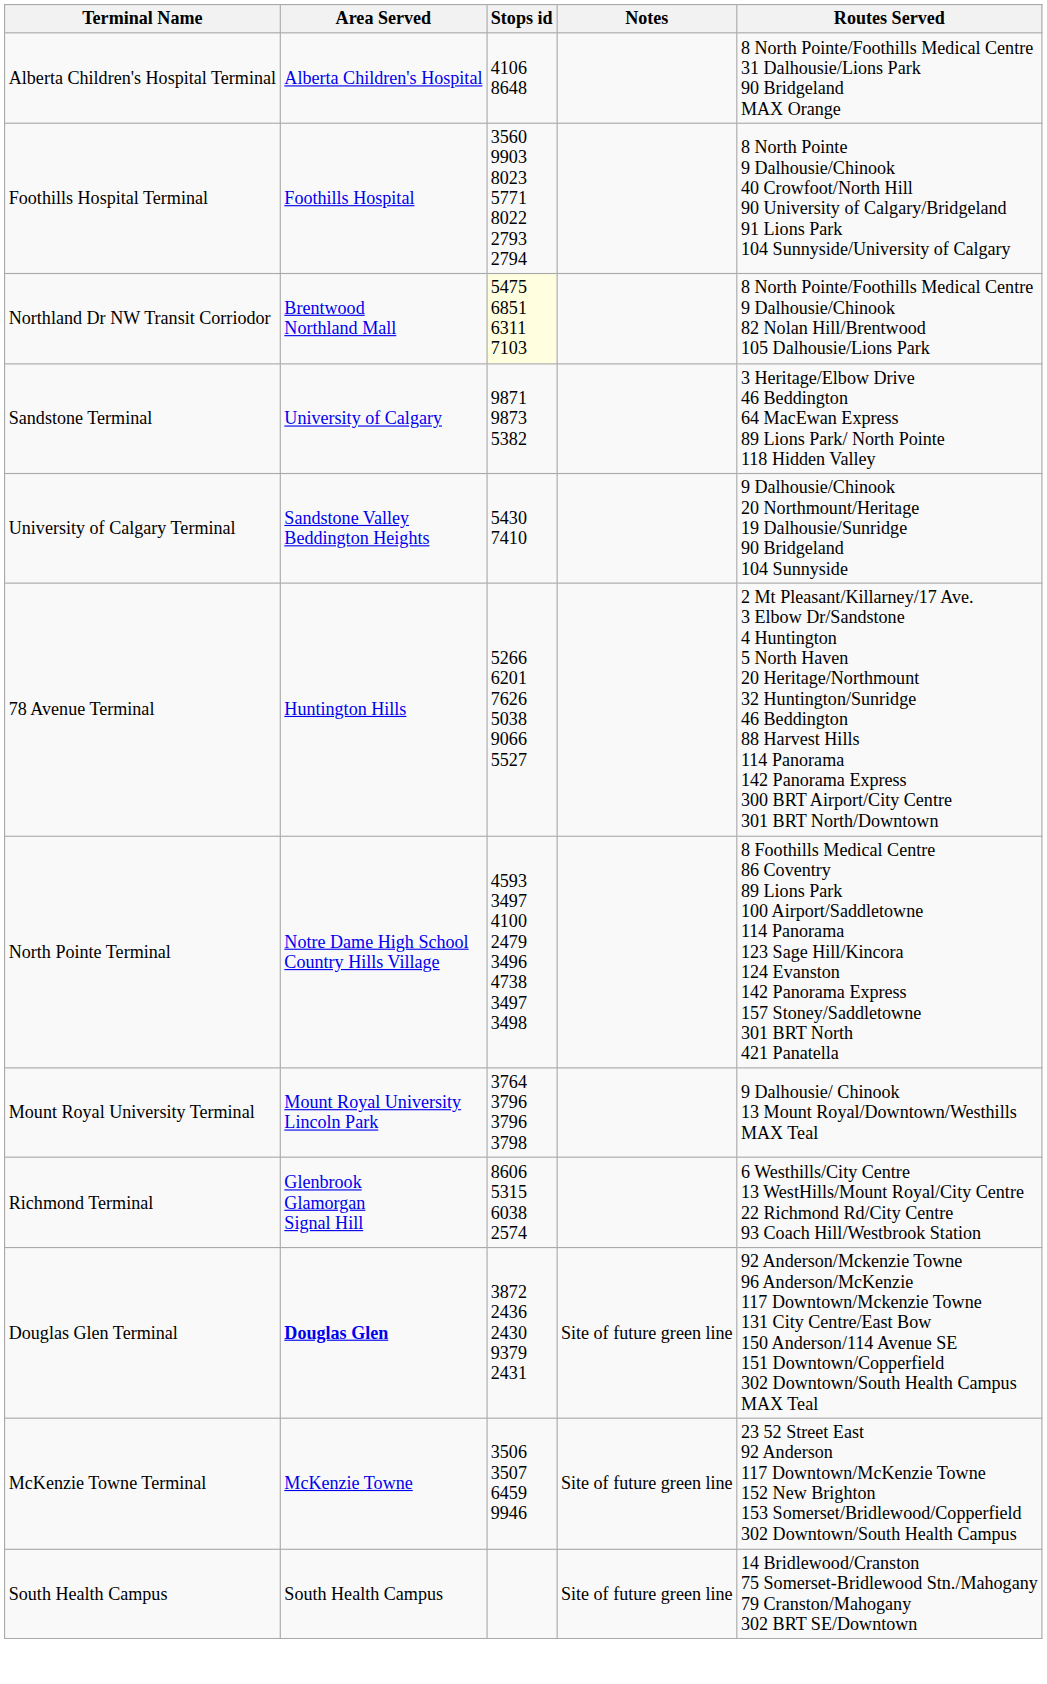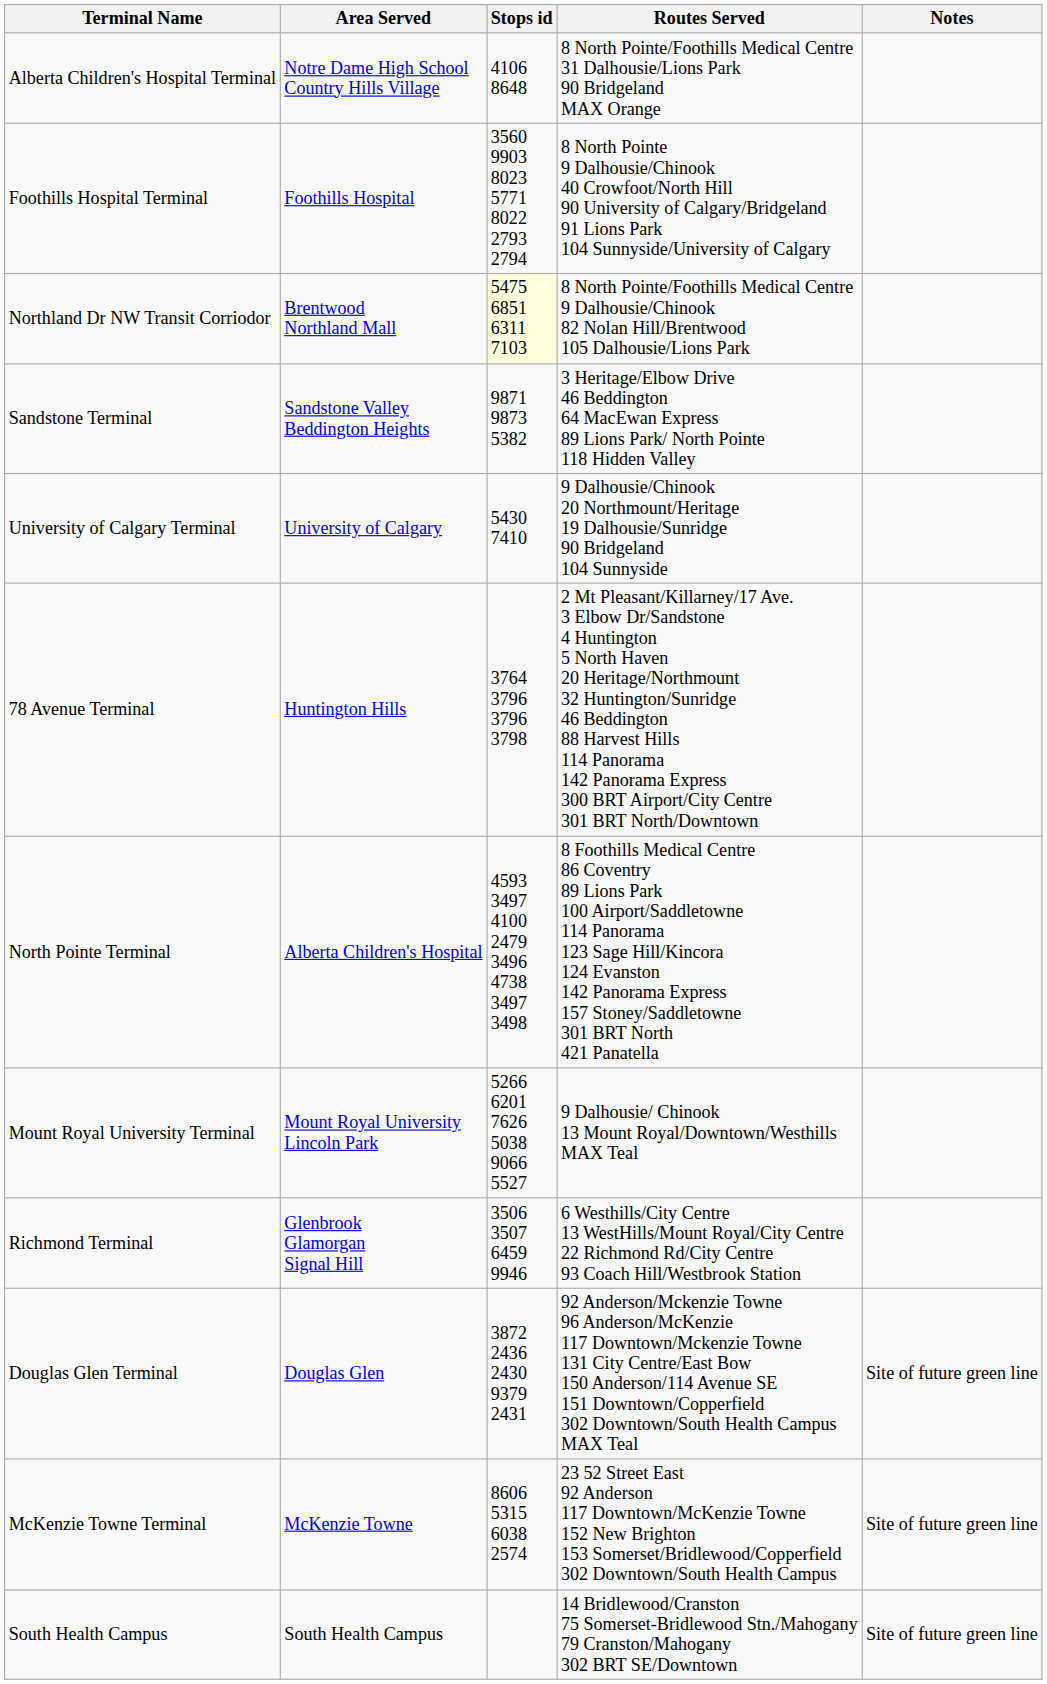columns swapped: (889, 18) <-> (647, 18)
(383, 78) Alberta Children's Hospital -> (376, 78) Notre Dame High School Country Hills Village
(363, 418) University of Calgary -> (357, 418) Sandstone Valley Beddington Heights
(357, 528) Sandstone Valley Beddington Heights -> (363, 528) University of Calgary
(509, 709) 5266 6201 7626 5038 9066 5527 -> (509, 709) 3764 3796 3796 3798
(376, 951) Notre Dame High School Country Hills Village -> (383, 951) Alberta Children's Hospital
(509, 1112) 3764 3796 3796 3798 -> (509, 1133) 5266 6201 7626 5038 9066 5527
(509, 1202) 8606 5315 6038 2574 -> (509, 1243) 3506 3507 6459 9946
(336, 1332) bold -> (334, 1373) normal
(509, 1483) 3506 3507 6459 9946 -> (509, 1524) 8606 5315 6038 2574
